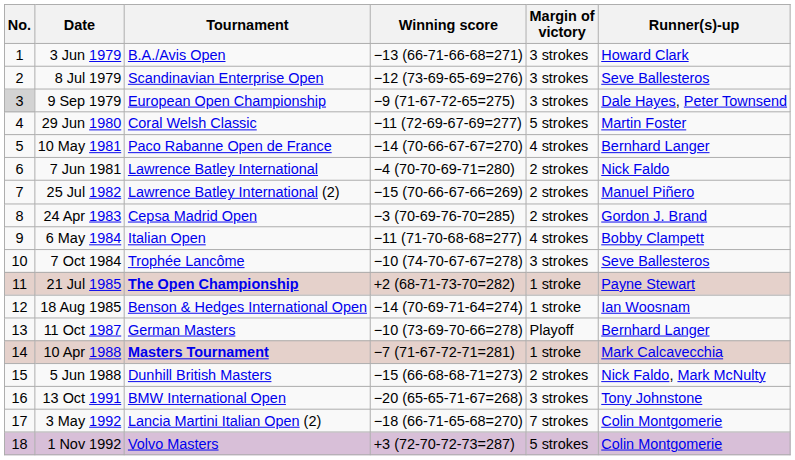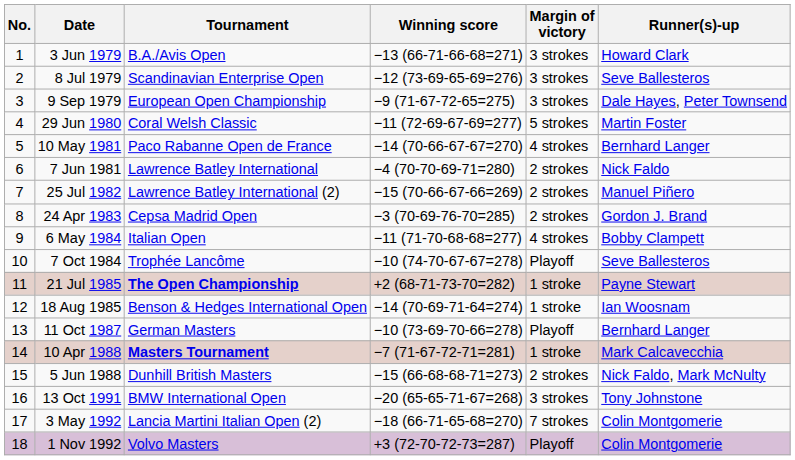(19, 101) lightgrey background -> (19, 101) no background
(559, 261) 3 strokes -> (552, 261) Playoff
(559, 444) 5 strokes -> (552, 444) Playoff
